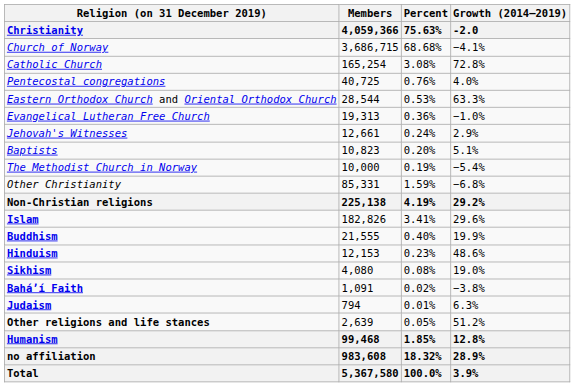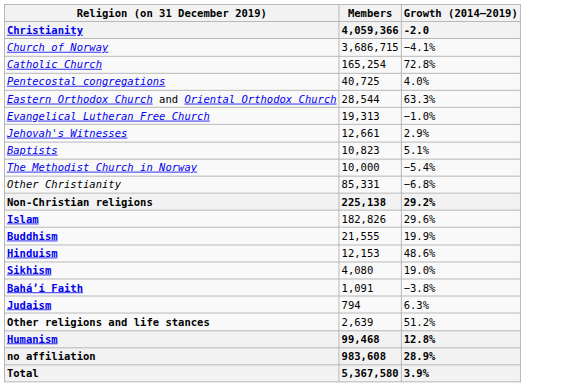- column: (423, 30)
